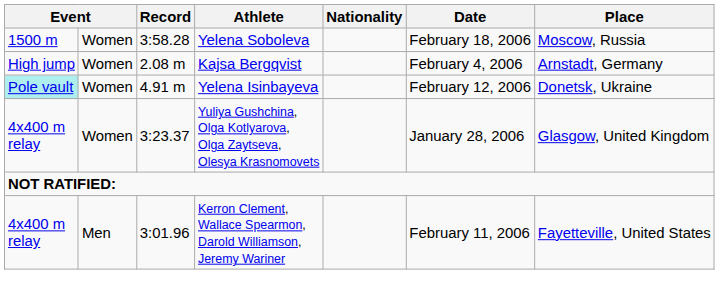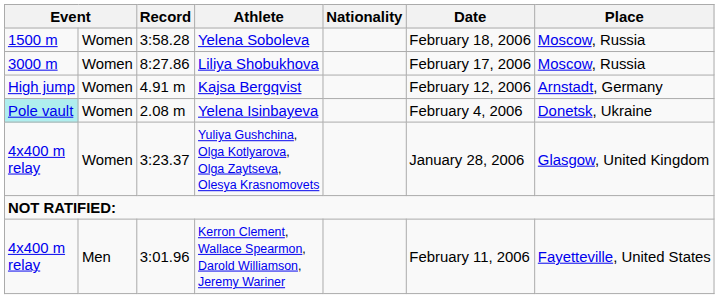+ row: (258, 64)
(163, 64) 2.08 m -> (163, 87) 4.91 m
(466, 64) February 4, 2006 -> (470, 87) February 12, 2006
(163, 87) 4.91 m -> (163, 111) 2.08 m
(470, 87) February 12, 2006 -> (466, 111) February 4, 2006
